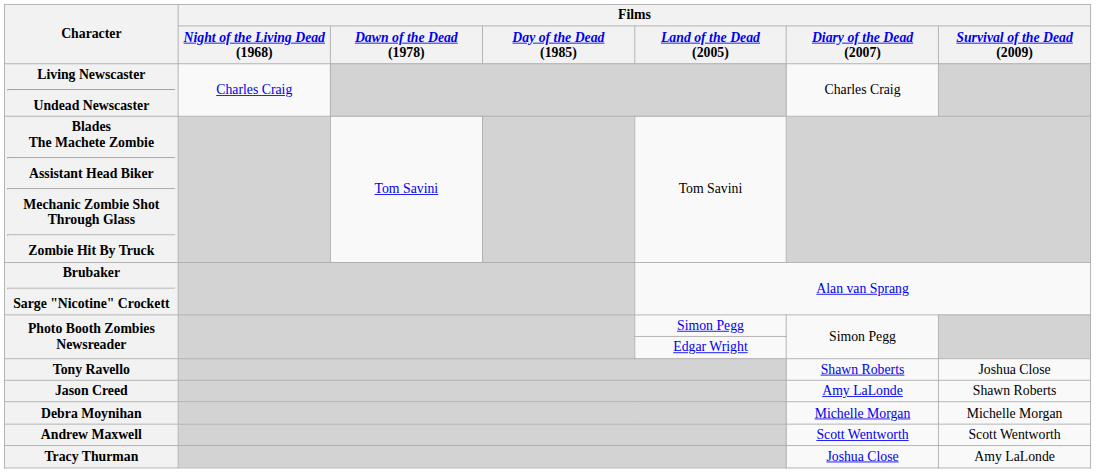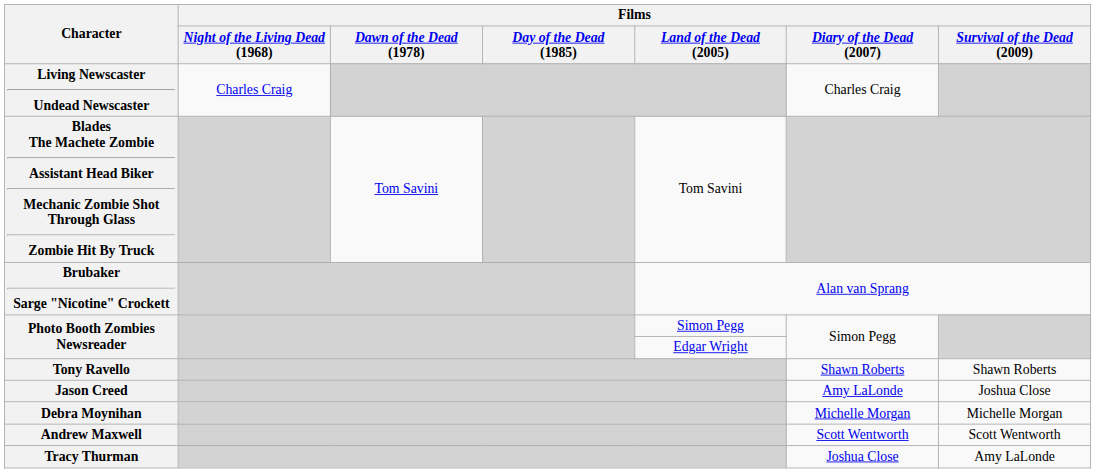(1015, 369) Joshua Close -> (1015, 369) Shawn Roberts
(1015, 391) Shawn Roberts -> (1015, 391) Joshua Close
